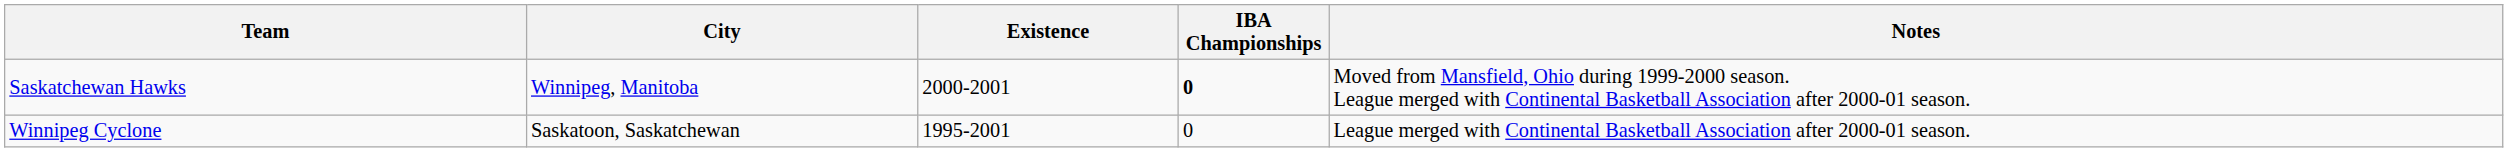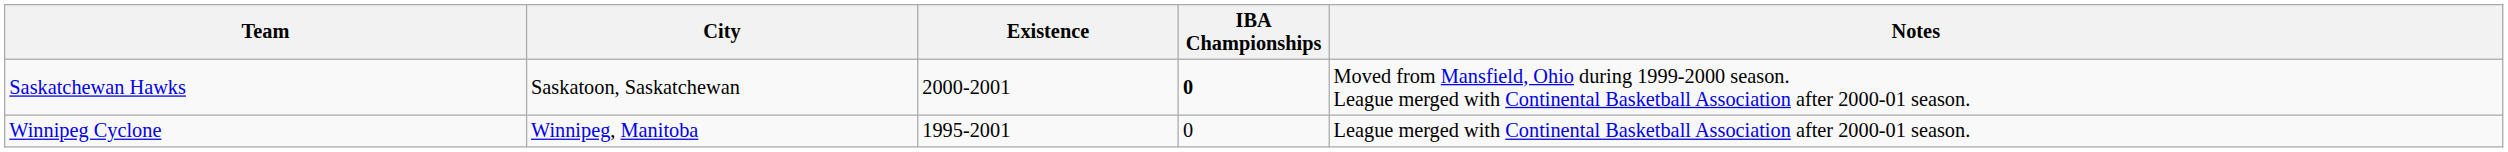(615, 87) Winnipeg, Manitoba -> (635, 87) Saskatoon, Saskatchewan
(635, 130) Saskatoon, Saskatchewan -> (615, 130) Winnipeg, Manitoba
